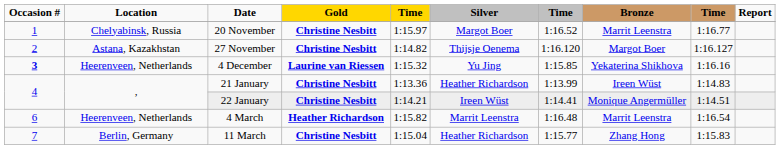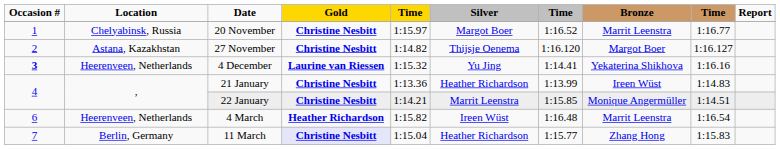(561, 65) 1:15.85 -> (561, 65) 1:14.41
(484, 100) Ireen Wüst -> (484, 100) Marrit Leenstra
(561, 100) 1:14.41 -> (561, 100) 1:15.85
(484, 118) Marrit Leenstra -> (484, 118) Ireen Wüst
(336, 135) no background -> (336, 135) lavender background
